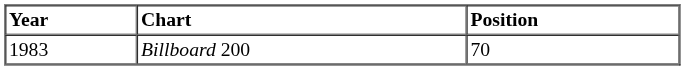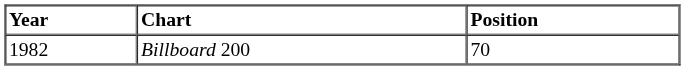(29, 49) 1983 -> (29, 49) 1982
